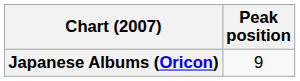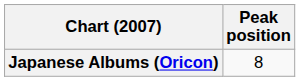(259, 62) 9 -> (259, 62) 8
